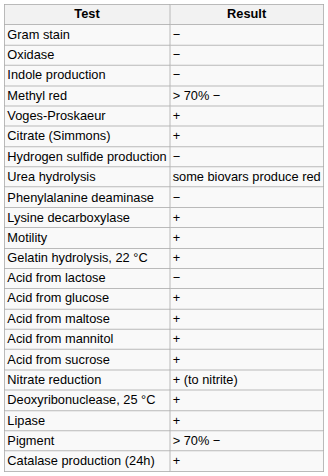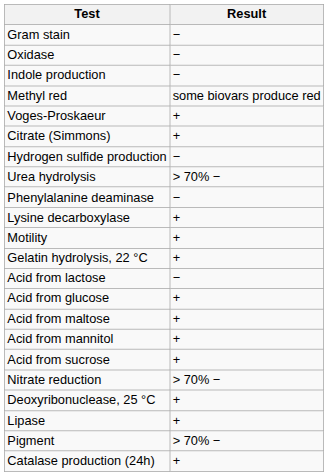(196, 95) > 70% − -> (247, 95) some biovars produce red
(247, 177) some biovars produce red -> (196, 177) > 70% −
(205, 380) + (to nitrite) -> (196, 380) > 70% −
